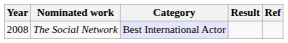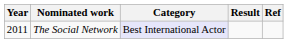(18, 30) 2008 -> (17, 30) 2011
